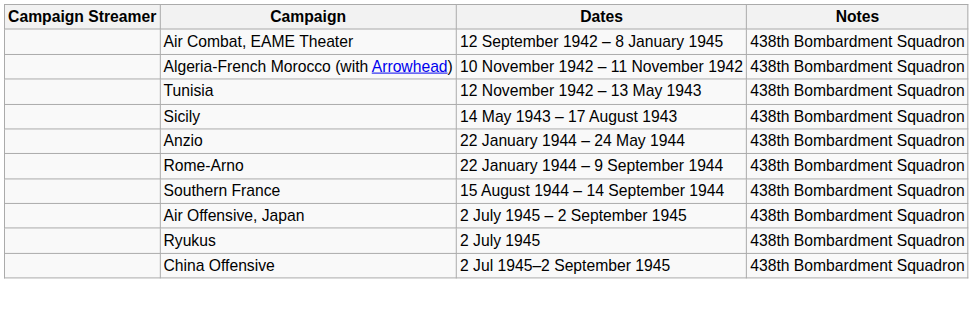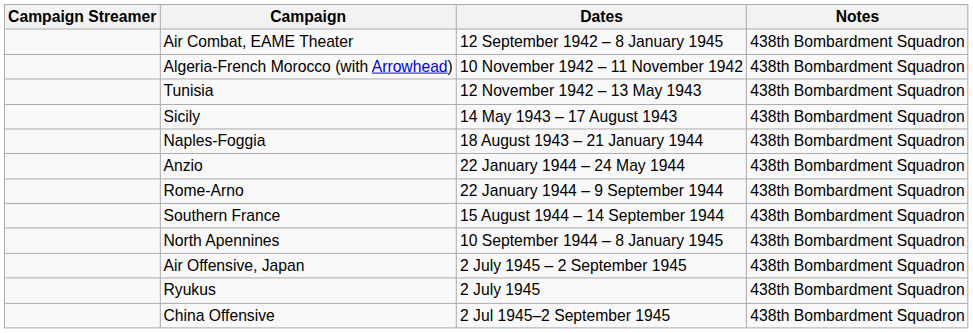+ row: (214, 141)
+ row: (221, 240)
